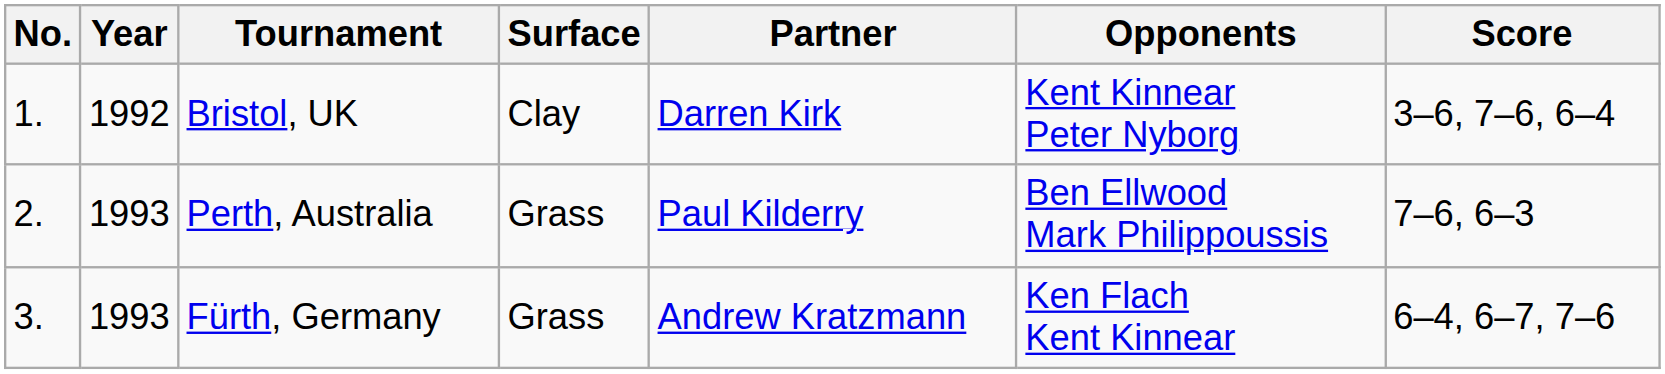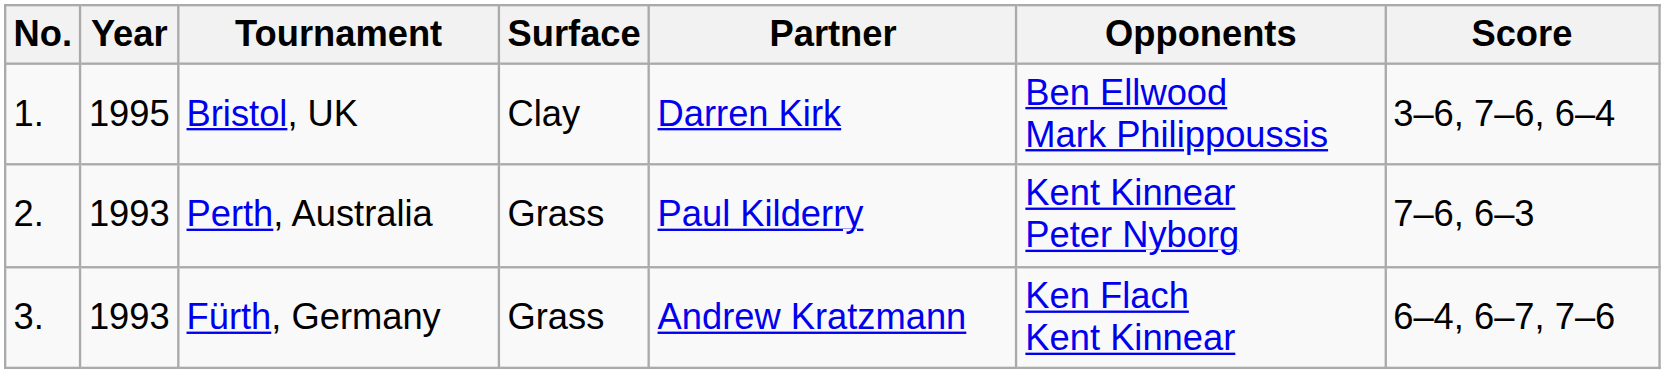(129, 113) 1992 -> (129, 113) 1995
(1132, 113) Kent Kinnear Peter Nyborg -> (1177, 113) Ben Ellwood Mark Philippoussis
(1177, 214) Ben Ellwood Mark Philippoussis -> (1132, 214) Kent Kinnear Peter Nyborg
